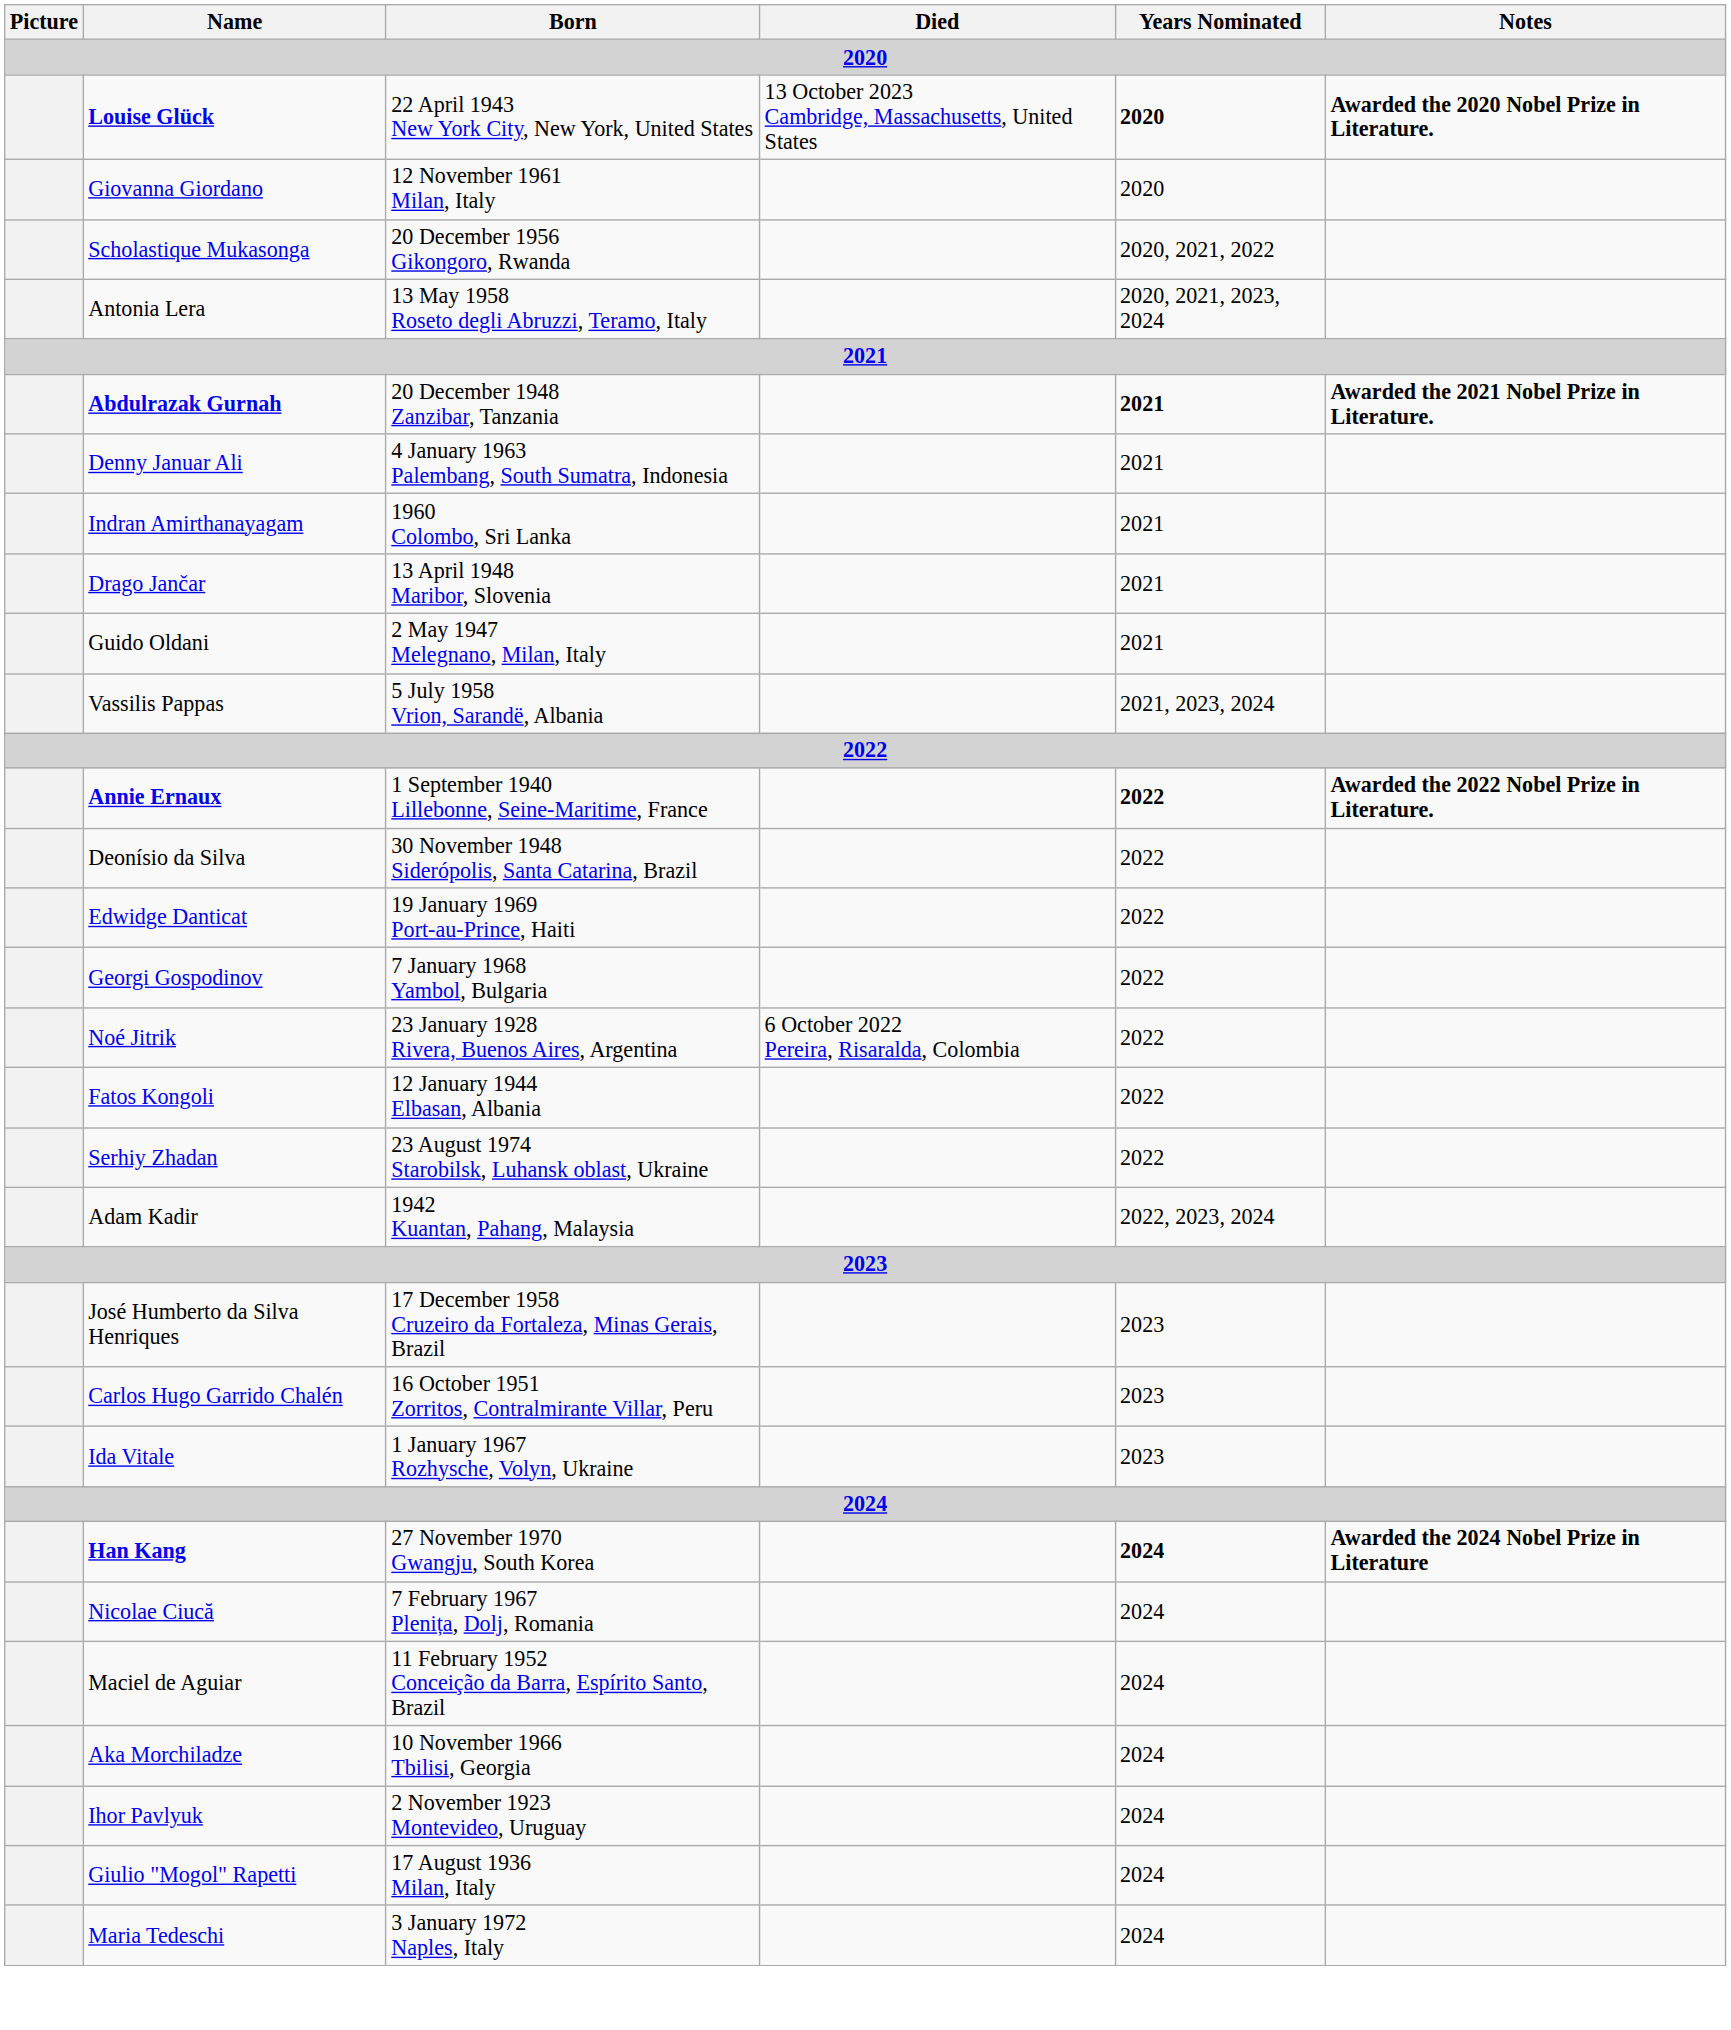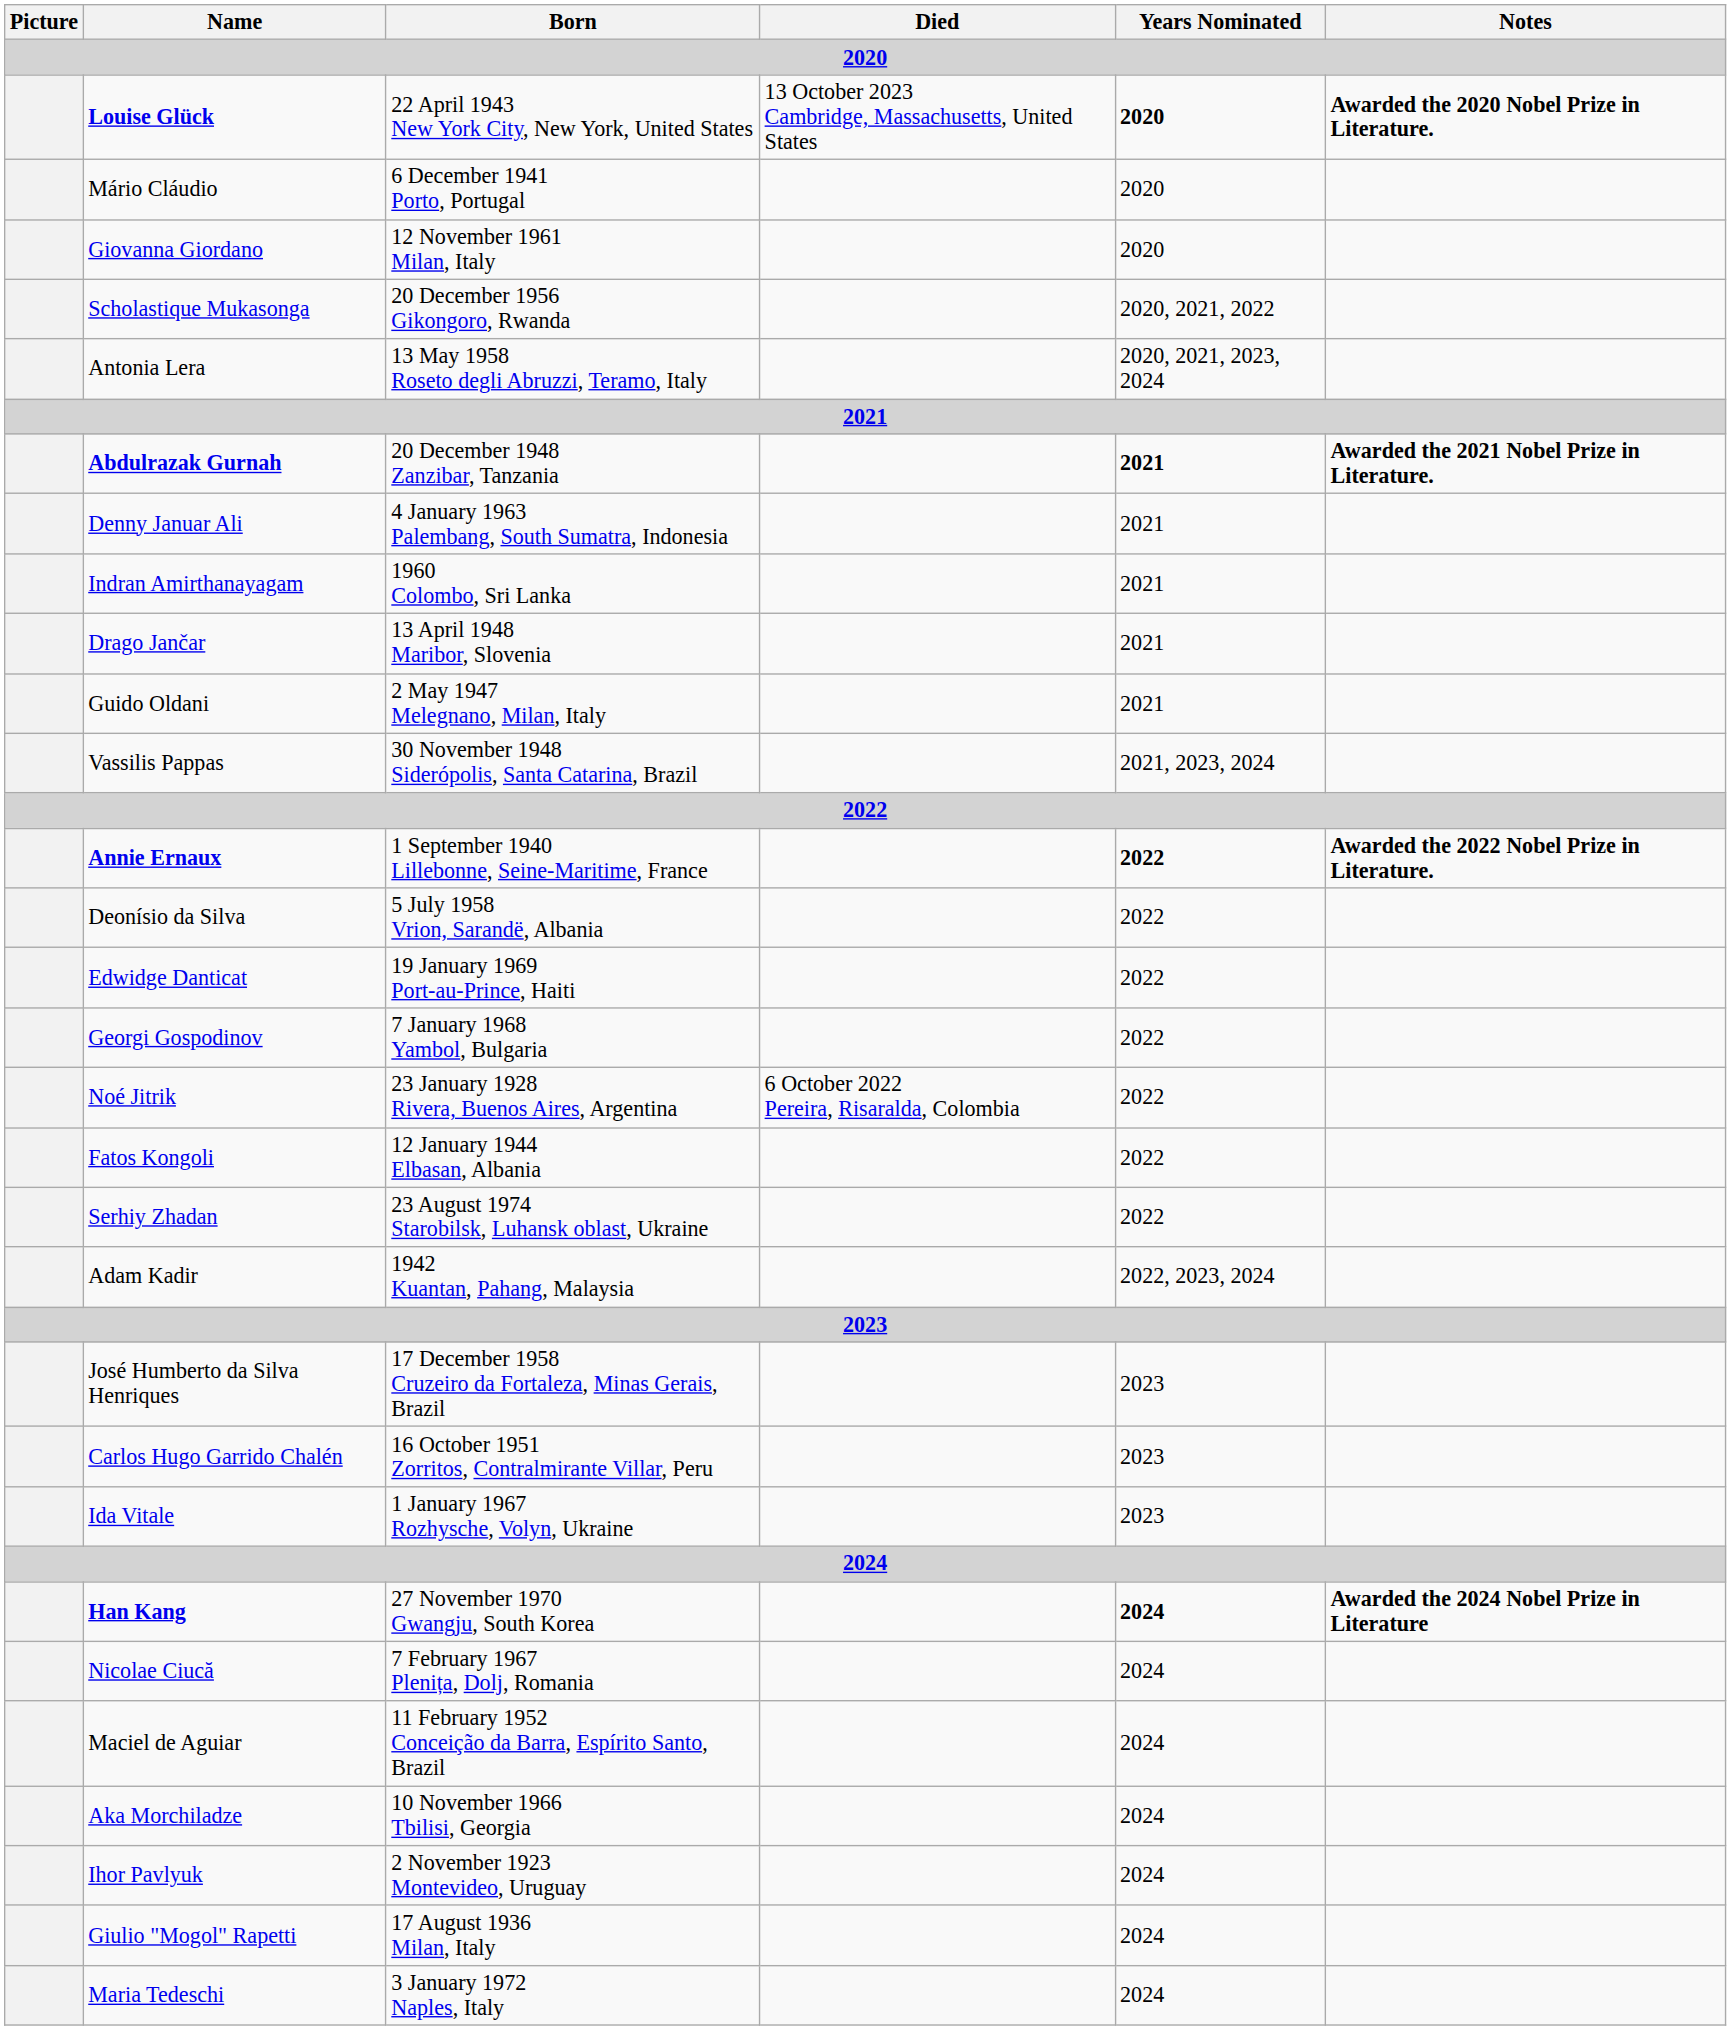+ row: (153, 189)
(497, 703) 5 July 1958 Vrion, Sarandë, Albania -> (544, 762) 30 November 1948 Siderópolis, Santa Catarina, Brazil
(544, 857) 30 November 1948 Siderópolis, Santa Catarina, Brazil -> (497, 917) 5 July 1958 Vrion, Sarandë, Albania
